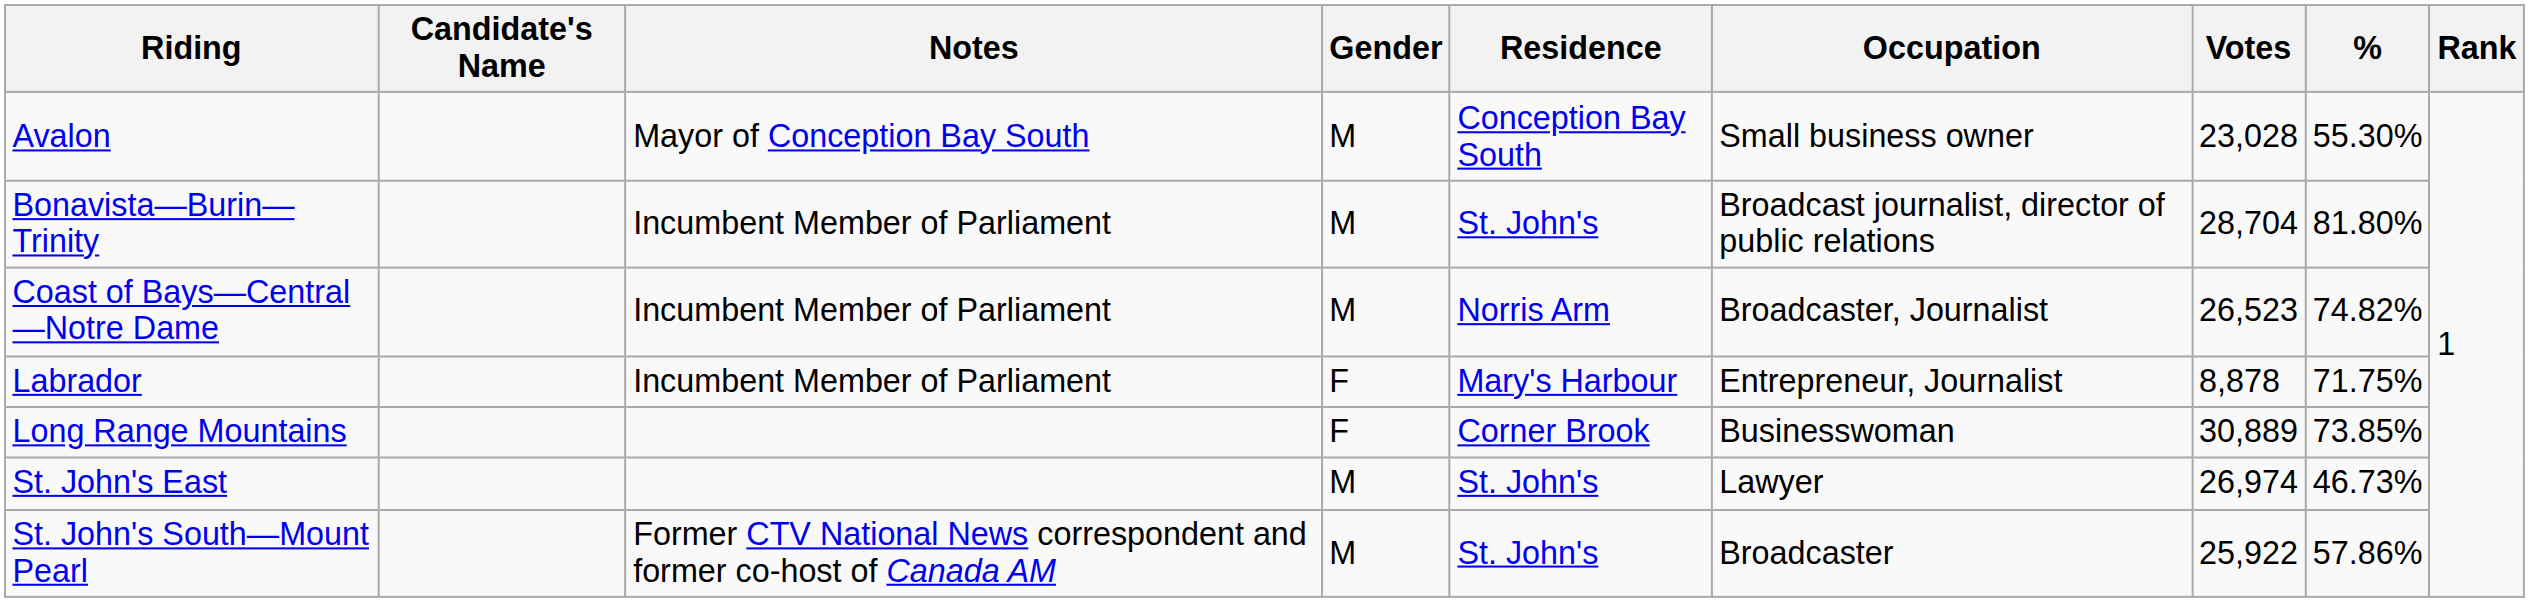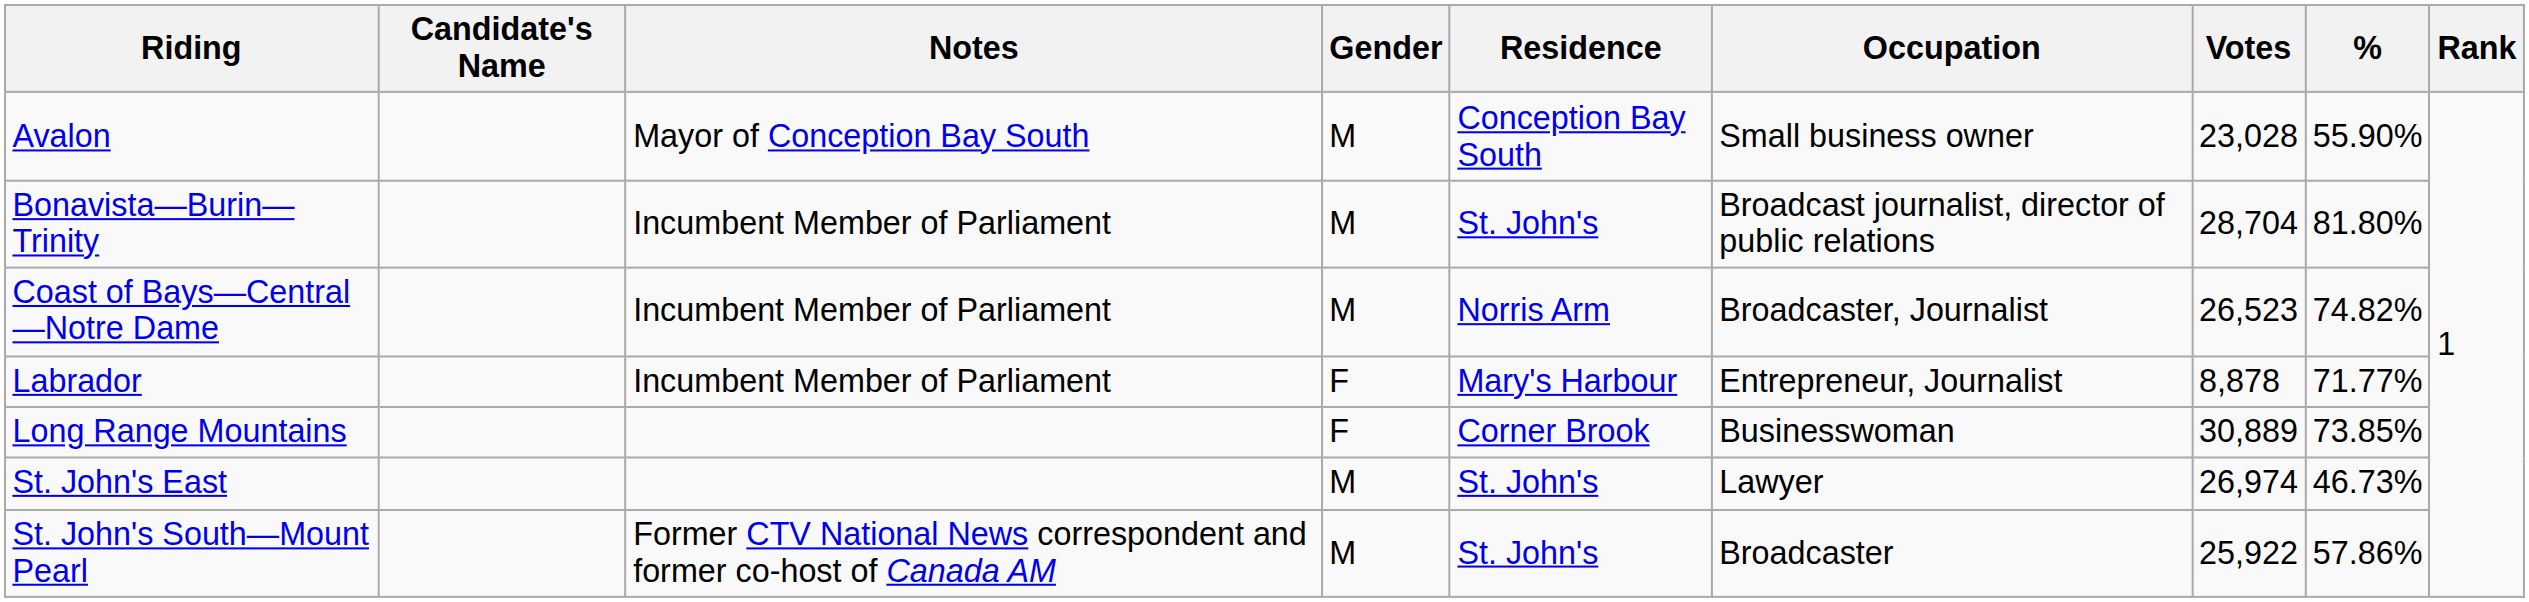(2368, 135) 55.30% -> (2368, 135) 55.90%
(2368, 380) 71.75% -> (2368, 380) 71.77%
